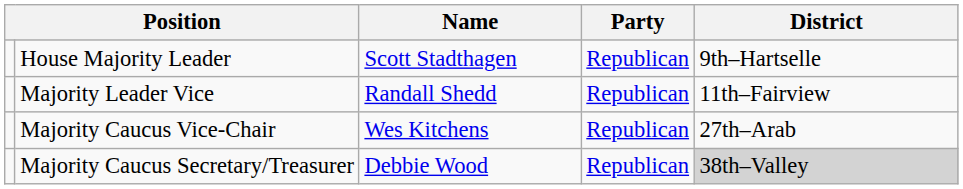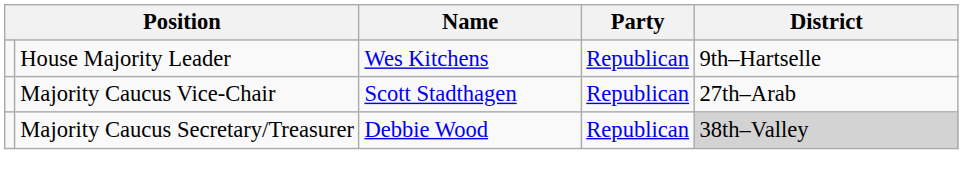(441, 58) Scott Stadthagen -> (426, 58) Wes Kitchens
- row: (117, 93)
(426, 129) Wes Kitchens -> (441, 93) Scott Stadthagen
